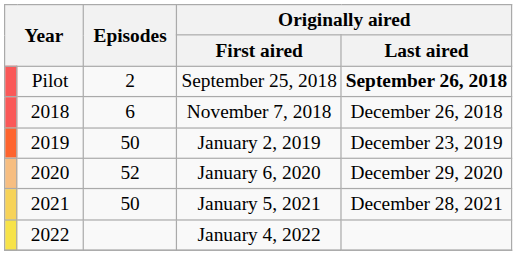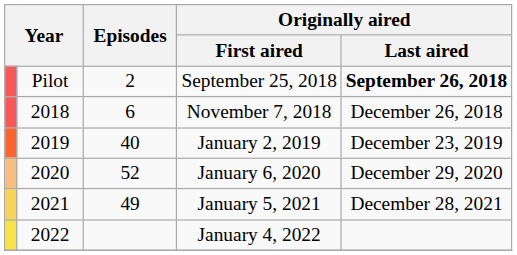(130, 142) 50 -> (130, 142) 40
(130, 204) 50 -> (130, 204) 49
